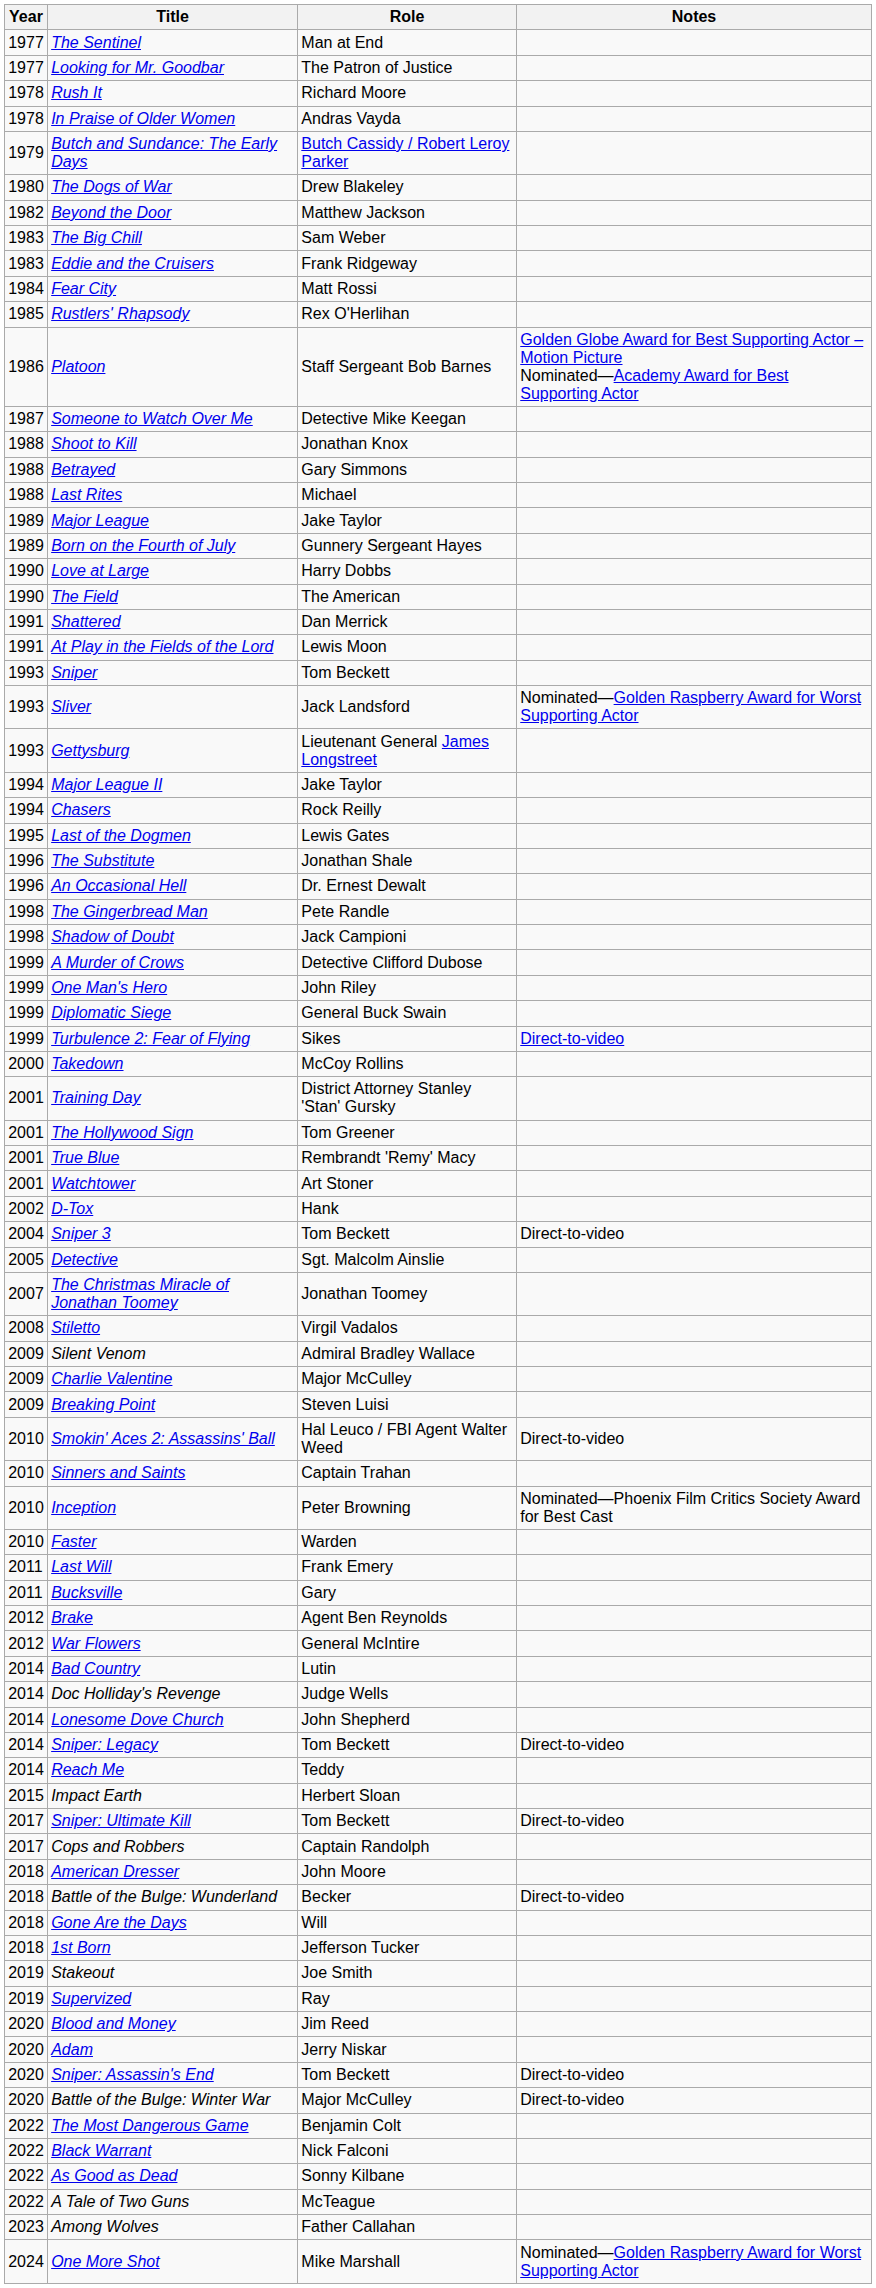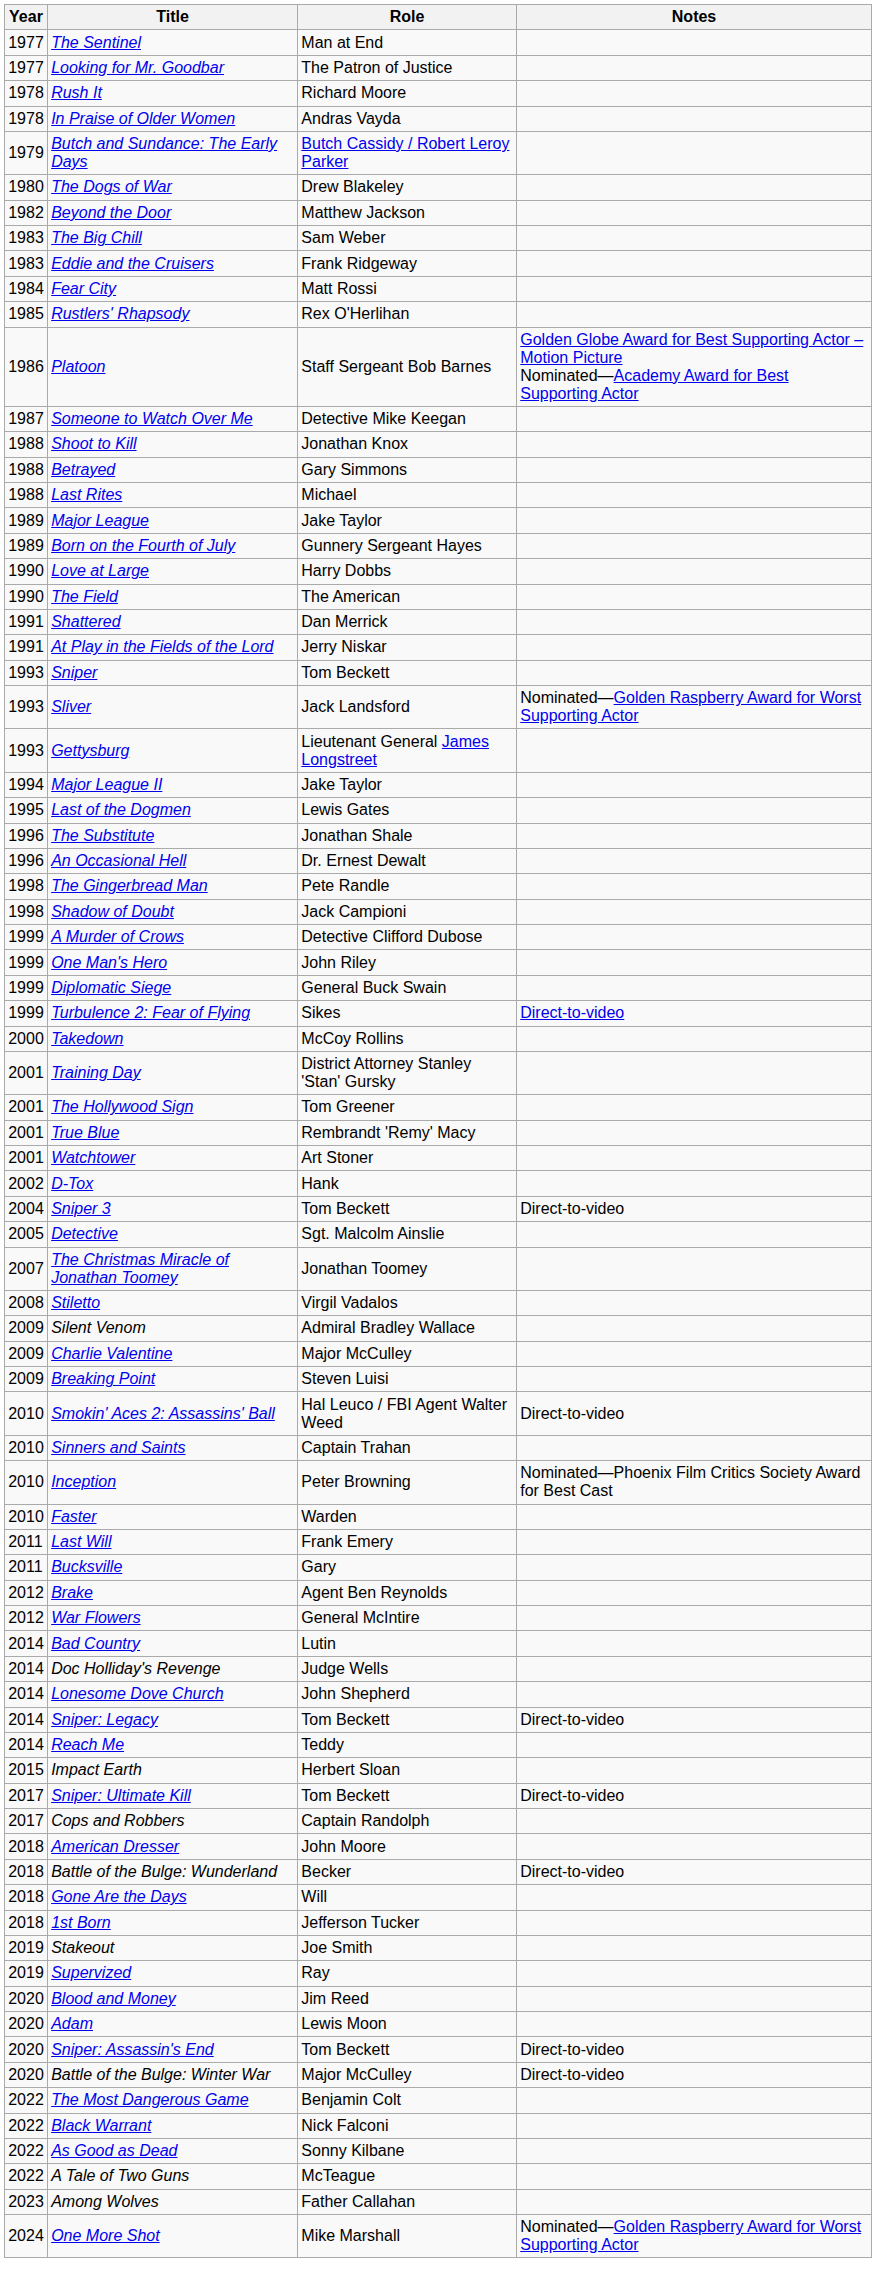(344, 647) Lewis Moon -> (344, 647) Jerry Niskar
- row: (81, 810)
(344, 2049) Jerry Niskar -> (344, 2024) Lewis Moon
